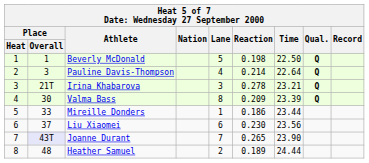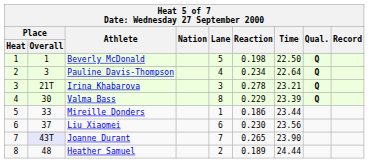(253, 73) 0.214 -> (253, 73) 0.234
(253, 99) 0.209 -> (253, 99) 0.229
